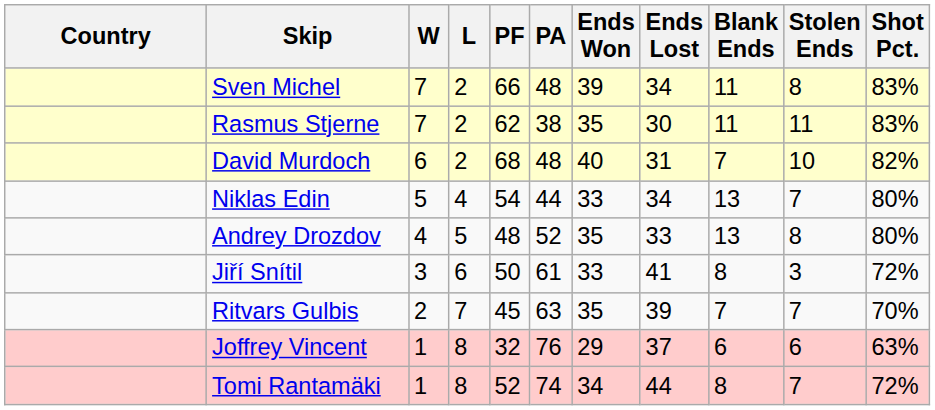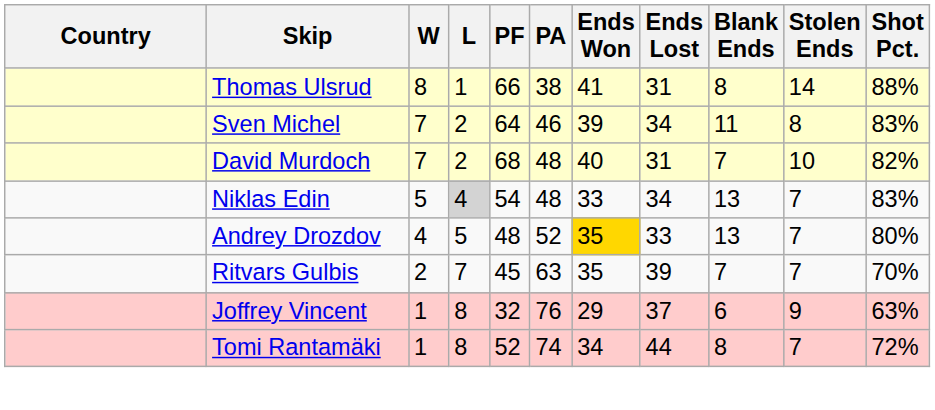+ row: (292, 86)
(508, 86) 66 -> (508, 124) 64
(549, 86) 48 -> (549, 124) 46
- row: (296, 124)
(421, 161) 6 -> (421, 161) 7
(461, 198) no background -> (461, 198) lightgrey background
(549, 198) 44 -> (549, 198) 48
(895, 198) 80% -> (895, 198) 83%
(590, 236) no background -> (590, 236) gold background
(795, 236) 8 -> (795, 236) 7
- row: (257, 273)
(795, 348) 6 -> (795, 310) 9
